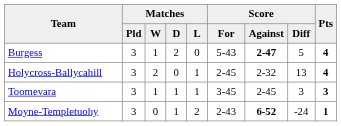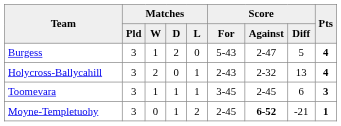(266, 53) bold -> (266, 53) normal
(226, 72) 2-45 -> (226, 72) 2-43
(301, 91) 3 -> (301, 91) 6
(226, 111) 2-43 -> (226, 111) 2-45
(301, 111) -24 -> (301, 111) -21
